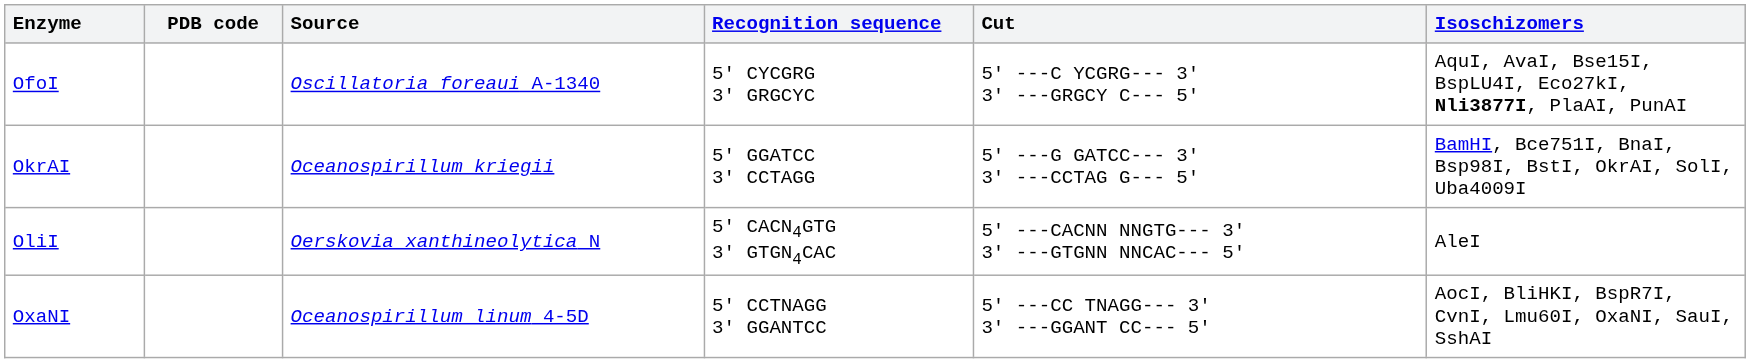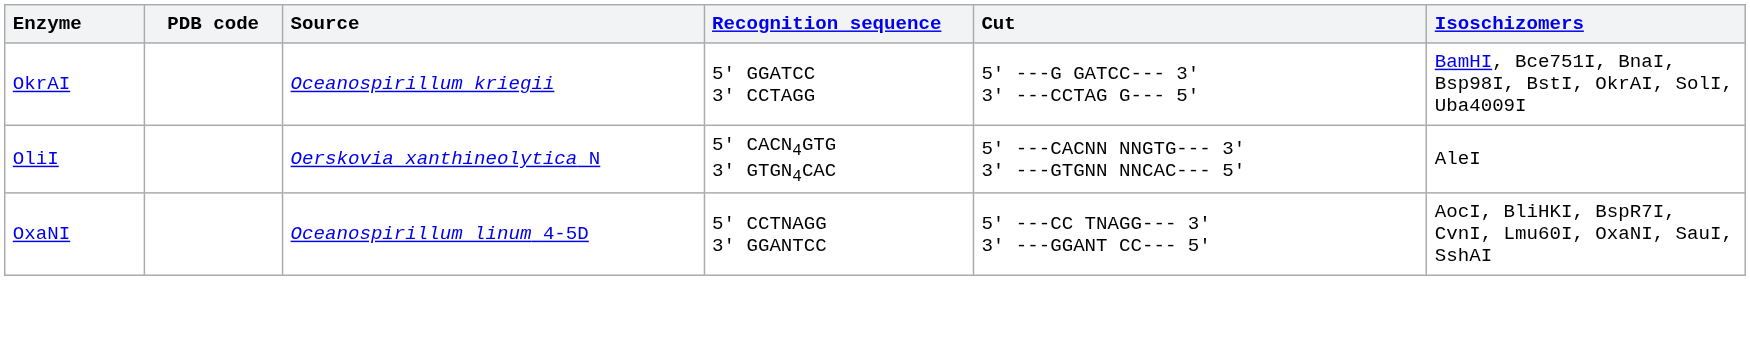- row: (36, 84)
